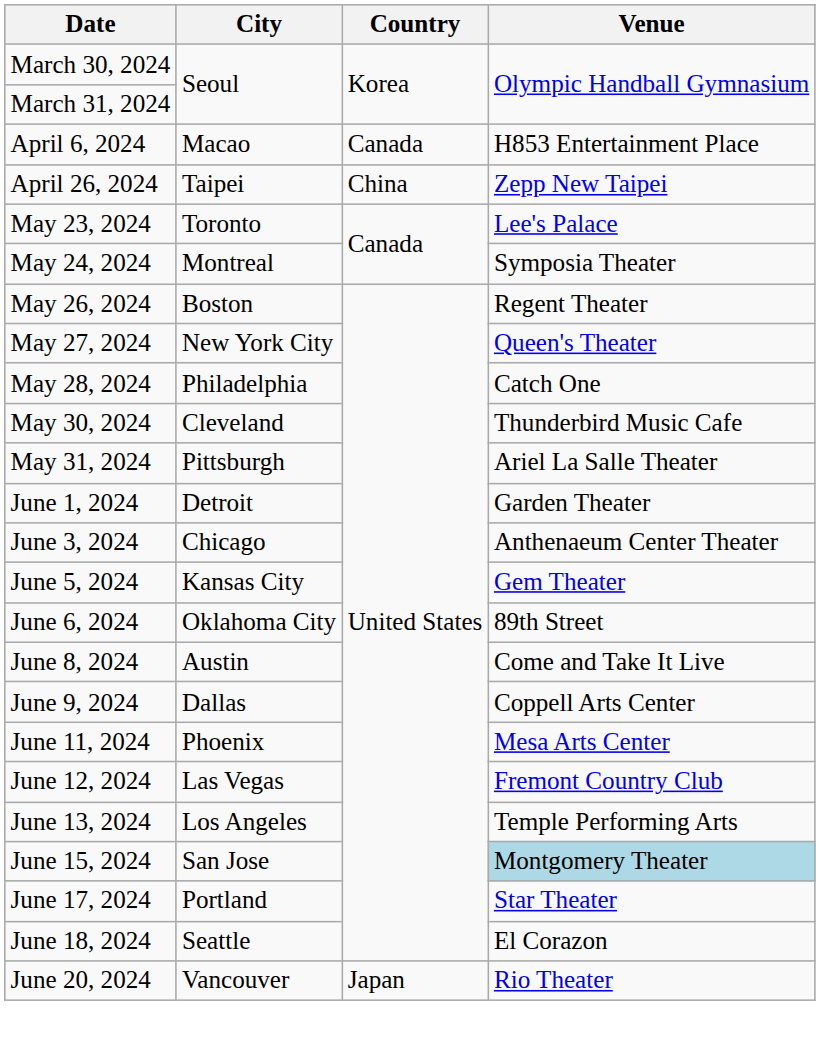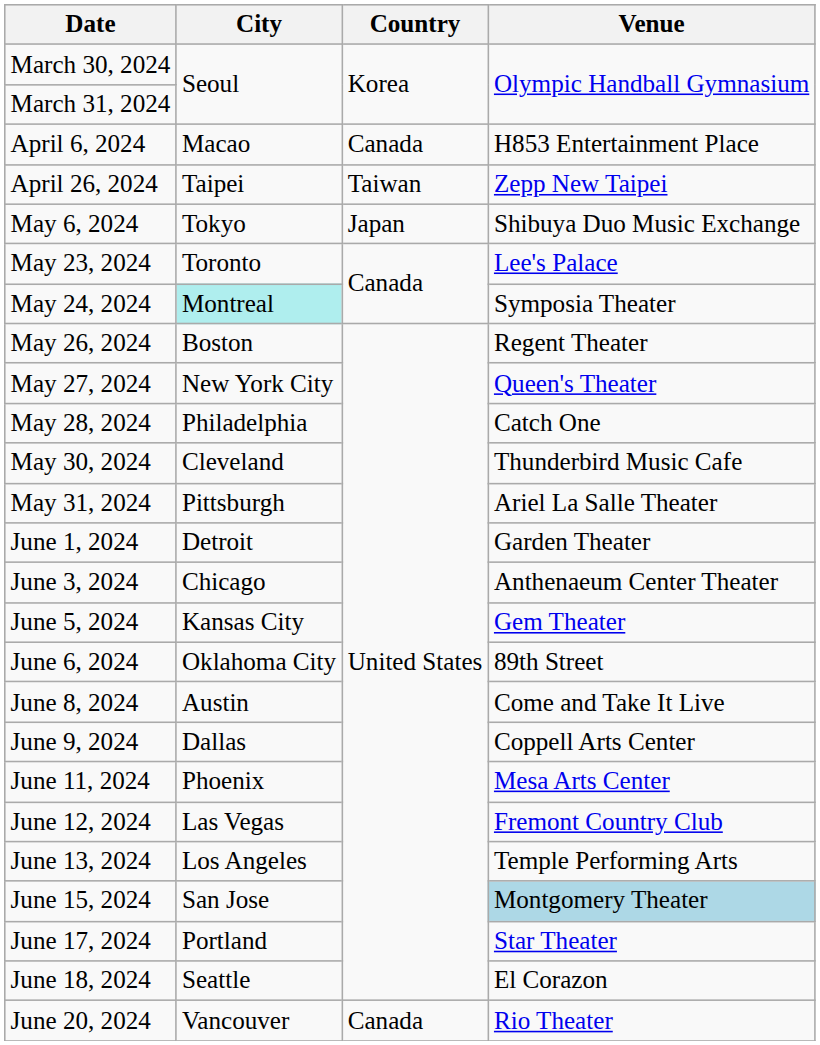(378, 183) China -> (384, 183) Taiwan
+ row: (74, 223)
(228, 263) no background -> (228, 303) paleturquoise background
(376, 980) Japan -> (385, 1020) Canada
